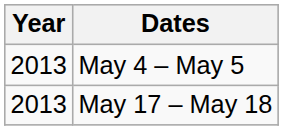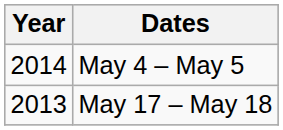(39, 64) 2013 -> (39, 64) 2014
